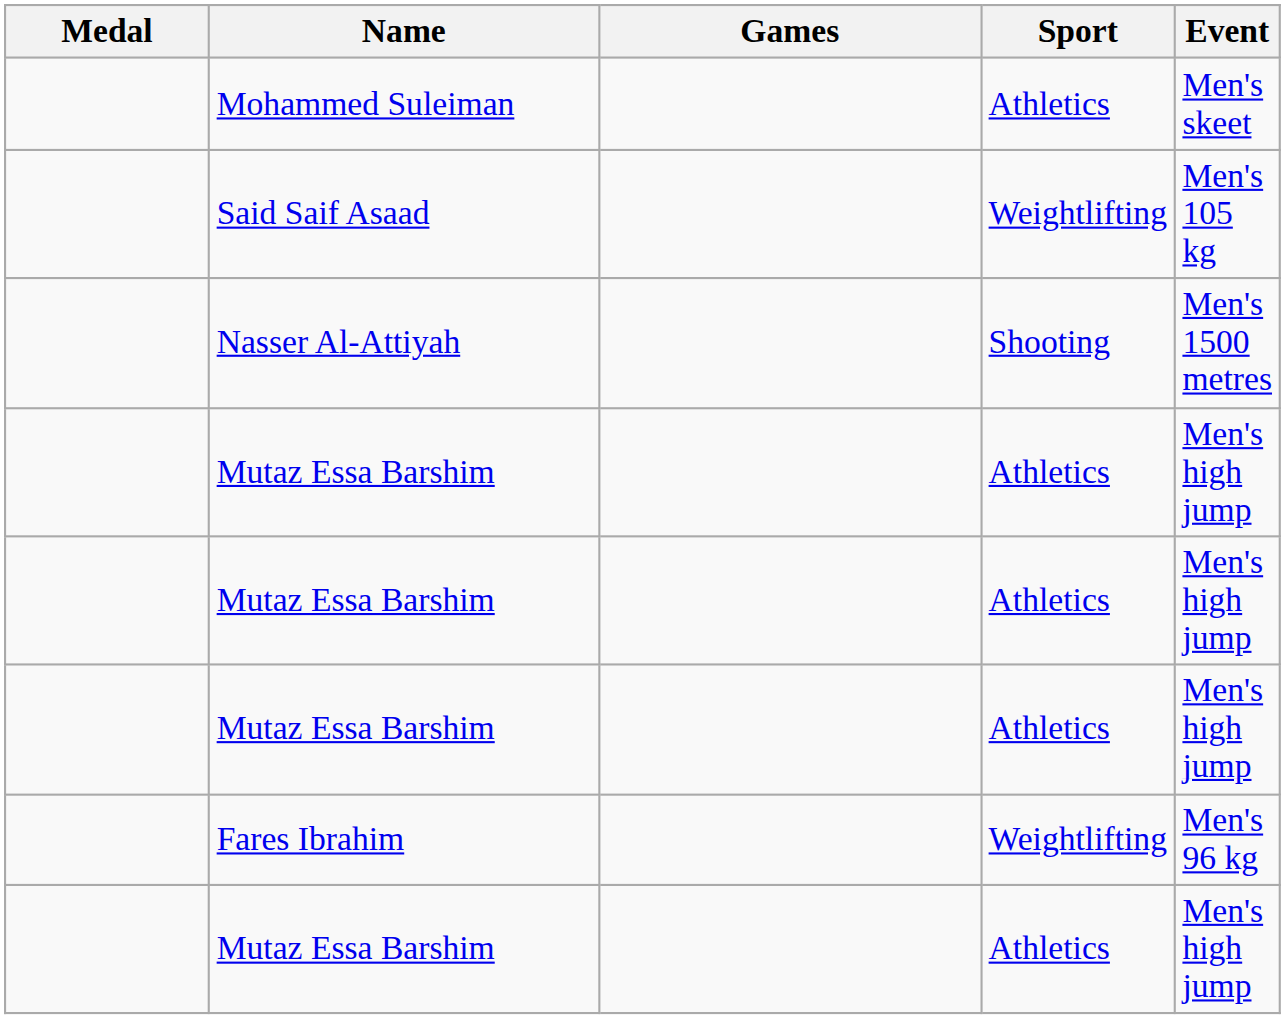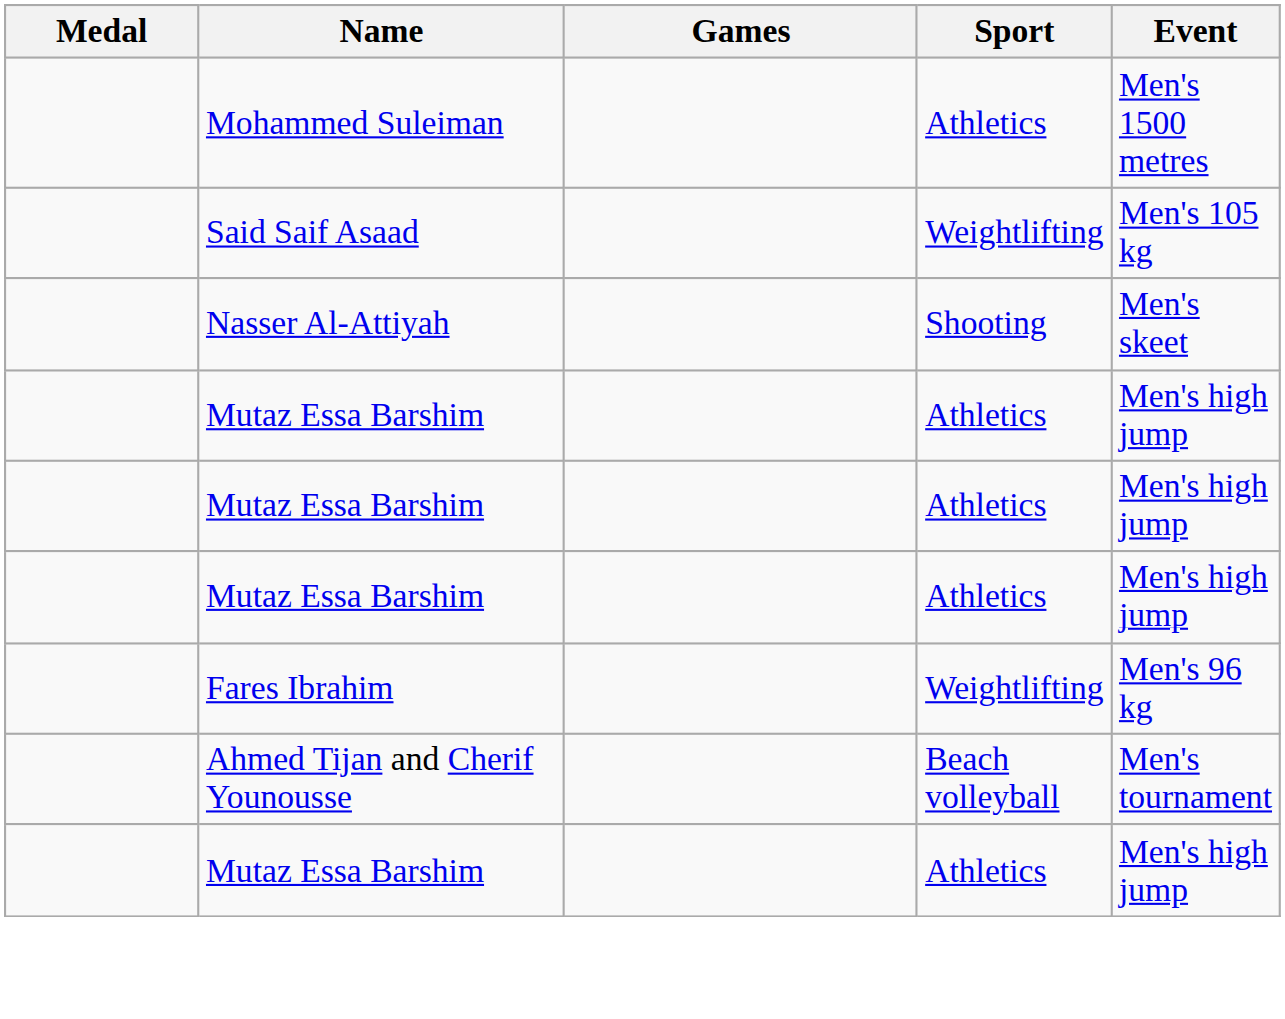(1223, 103) Men's skeet -> (1164, 122) Men's 1500 metres
(1227, 342) Men's 1500 metres -> (1159, 323) Men's skeet
+ row: (370, 778)
